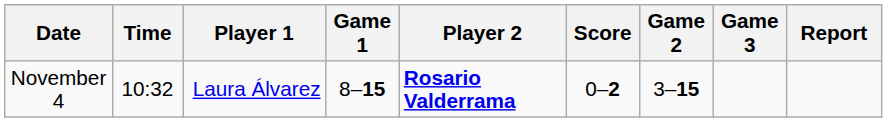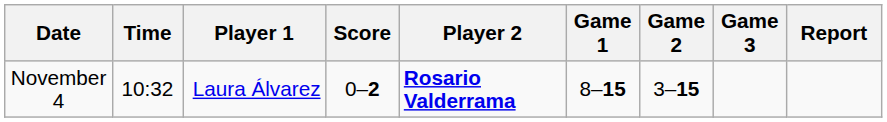columns swapped: (603, 33) <-> (362, 33)
